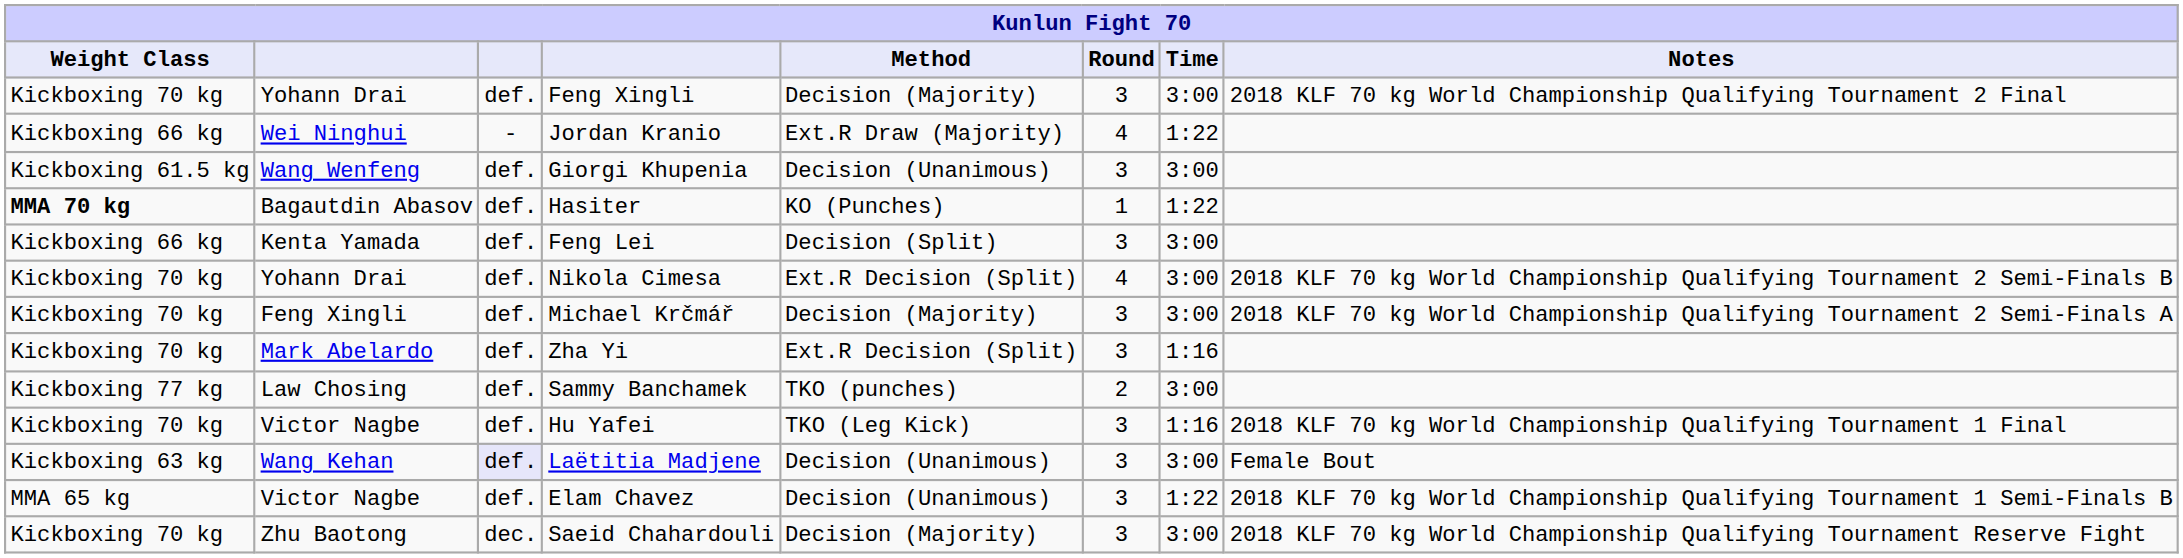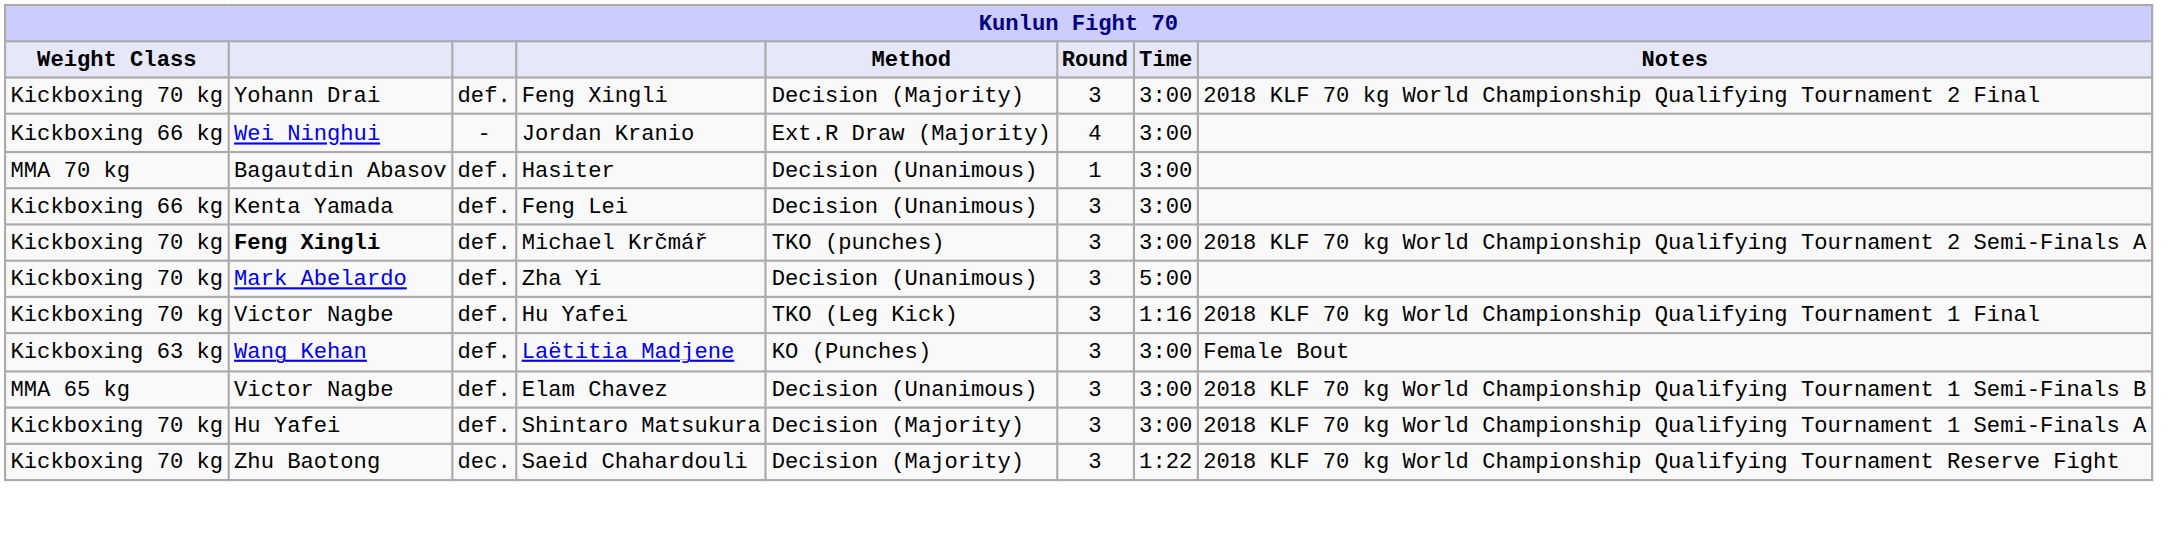(1192, 133) 1:22 -> (1166, 133) 3:00
- row: (648, 170)
(70, 206) bold -> (70, 170) normal
(865, 206) KO (Punches) -> (905, 170) Decision (Unanimous)
(1192, 206) 1:22 -> (1166, 170) 3:00
(891, 243) Decision (Split) -> (905, 206) Decision (Unanimous)
- row: (635, 280)
(334, 316) normal -> (307, 243) bold
(911, 316) Decision (Majority) -> (858, 243) TKO (punches)
(931, 353) Ext.R Decision (Split) -> (905, 280) Decision (Unanimous)
(1192, 353) 1:16 -> (1166, 280) 5:00
- row: (648, 389)
(511, 462) lavender background -> (484, 353) no background
(918, 462) Decision (Unanimous) -> (851, 353) KO (Punches)
(1192, 499) 1:22 -> (1166, 389) 3:00
+ row: (641, 426)
(1192, 535) 3:00 -> (1166, 462) 1:22
